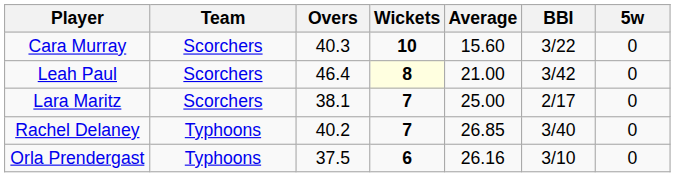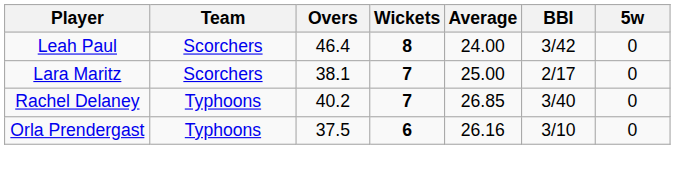- row: (77, 46)
(407, 74) lightyellow background -> (407, 46) no background
(483, 74) 21.00 -> (483, 46) 24.00
